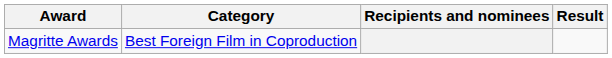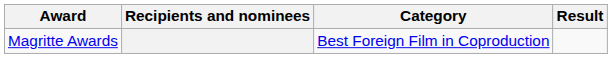columns swapped: (241, 16) <-> (457, 16)
